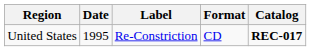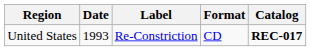(96, 35) 1995 -> (96, 35) 1993
